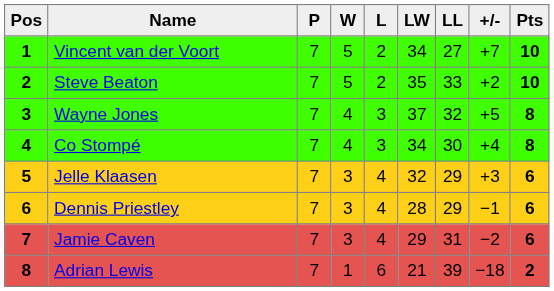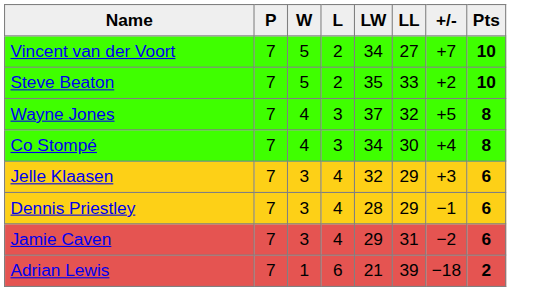- column: (26, 20)
